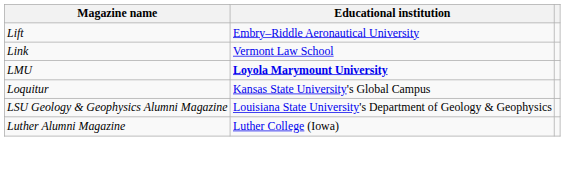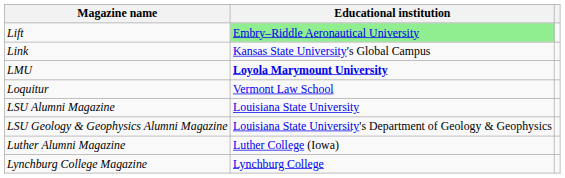(326, 32) no background -> (326, 32) lightgreen background
(283, 51) Vermont Law School -> (332, 51) Kansas State University's Global Campus
(332, 88) Kansas State University's Global Campus -> (283, 88) Vermont Law School
+ row: (61, 107)
+ row: (77, 164)
